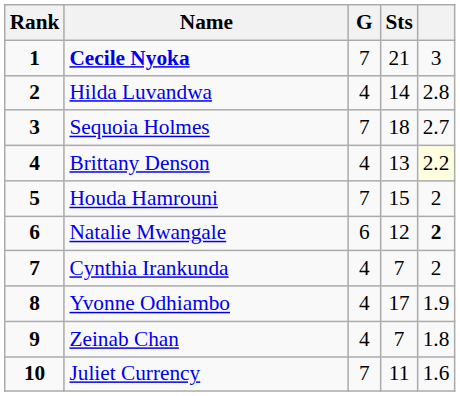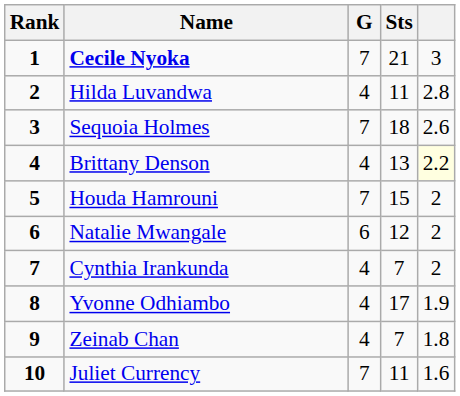(399, 92) 14 -> (399, 92) 11
(436, 127) 2.7 -> (436, 127) 2.6
(436, 233) bold -> (436, 233) normal
